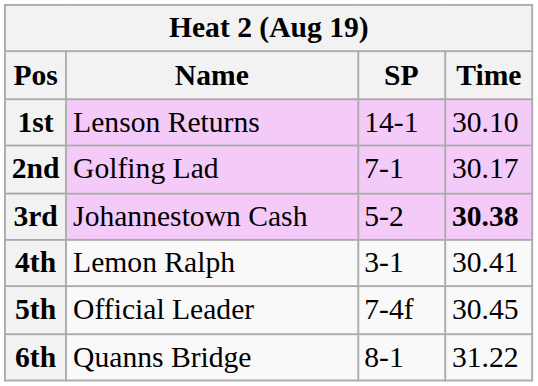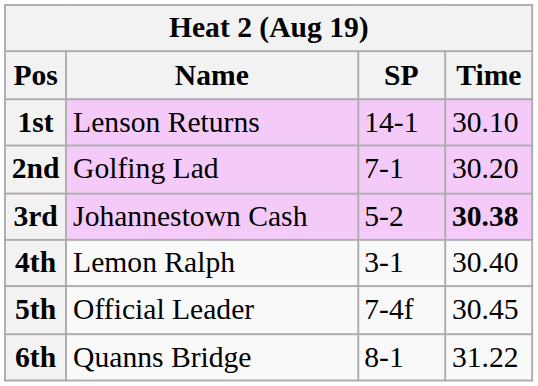(485, 168) 30.17 -> (485, 168) 30.20
(485, 262) 30.41 -> (485, 262) 30.40
